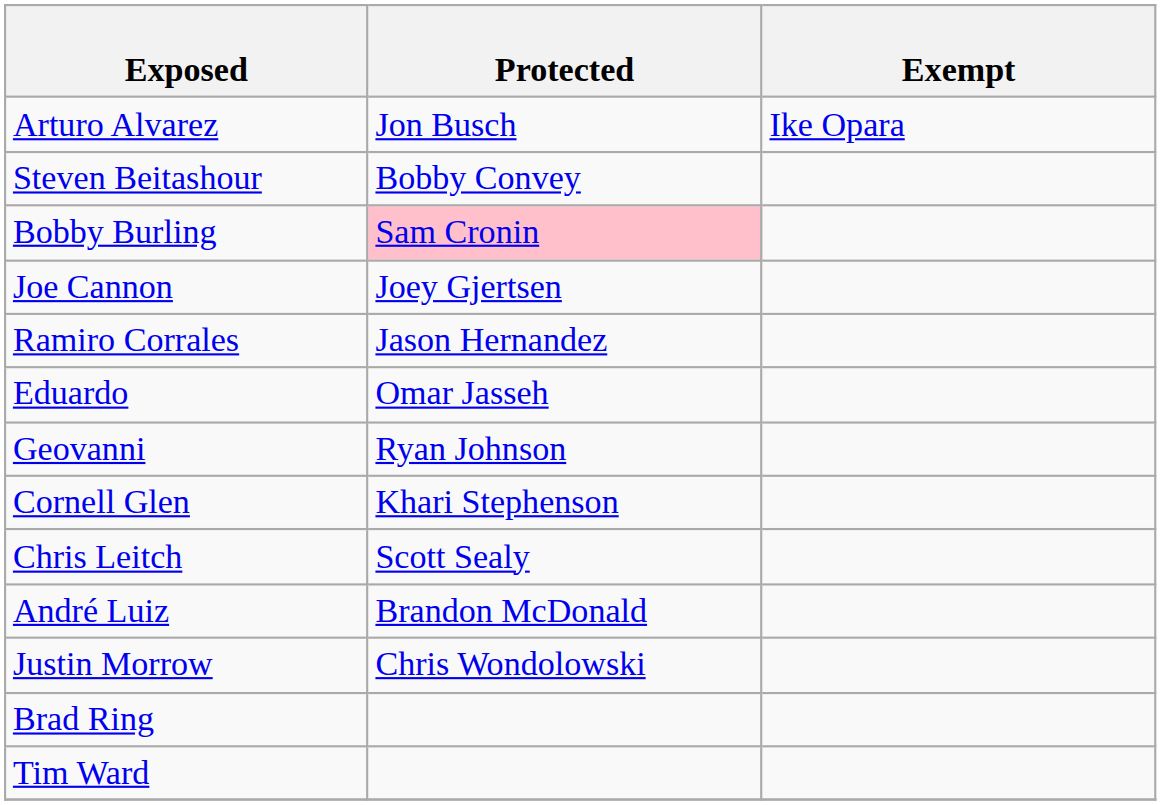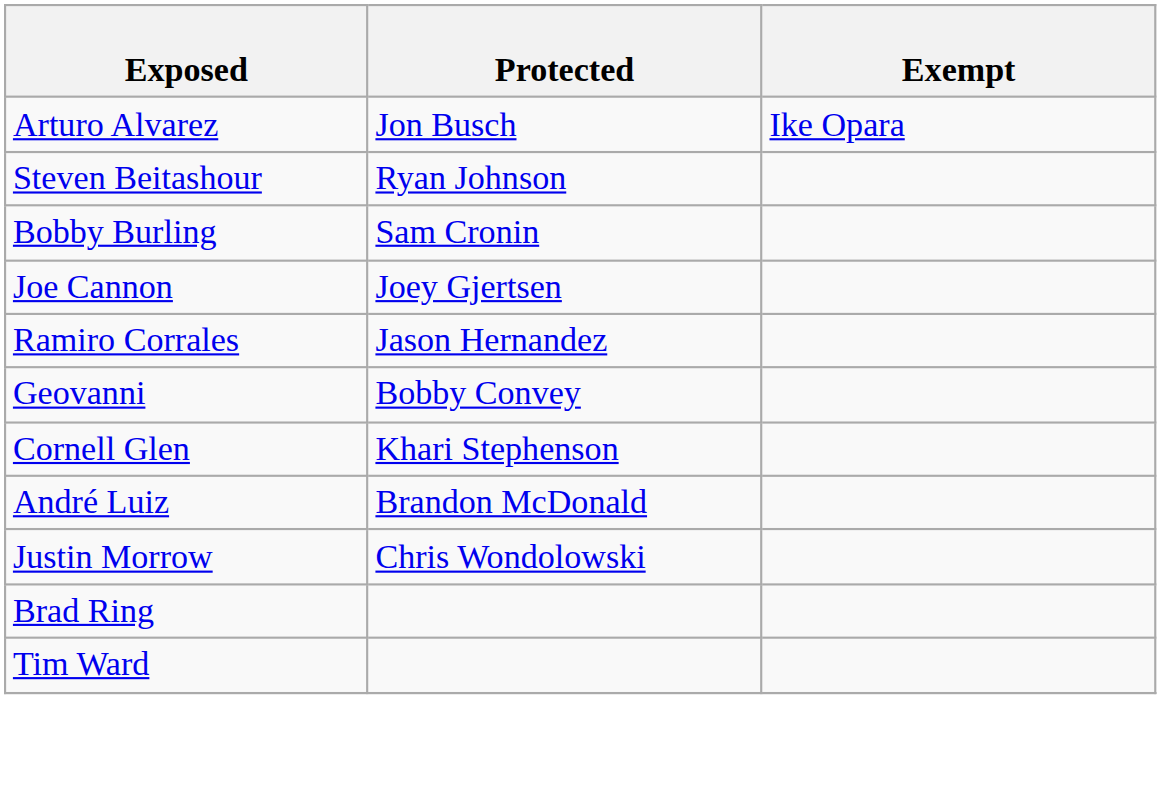(478, 177) Bobby Convey -> (471, 177) Ryan Johnson
(457, 232) pink background -> (457, 232) no background
- row: (71, 394)
(471, 448) Ryan Johnson -> (478, 394) Bobby Convey
- row: (98, 556)
